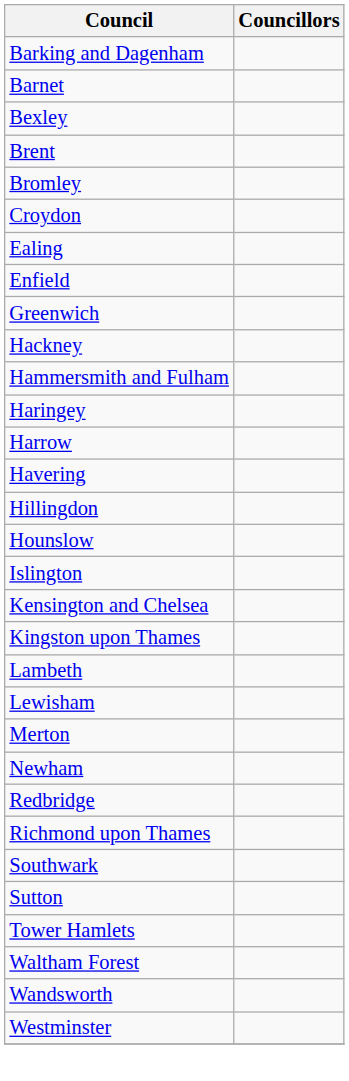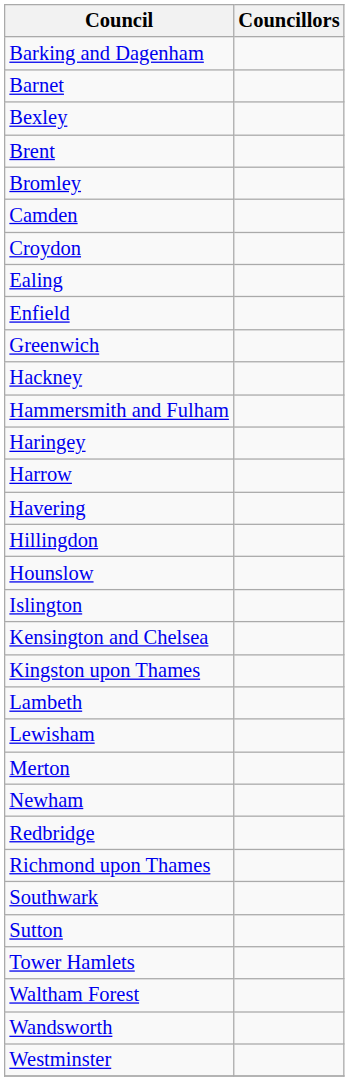+ row: (43, 215)
